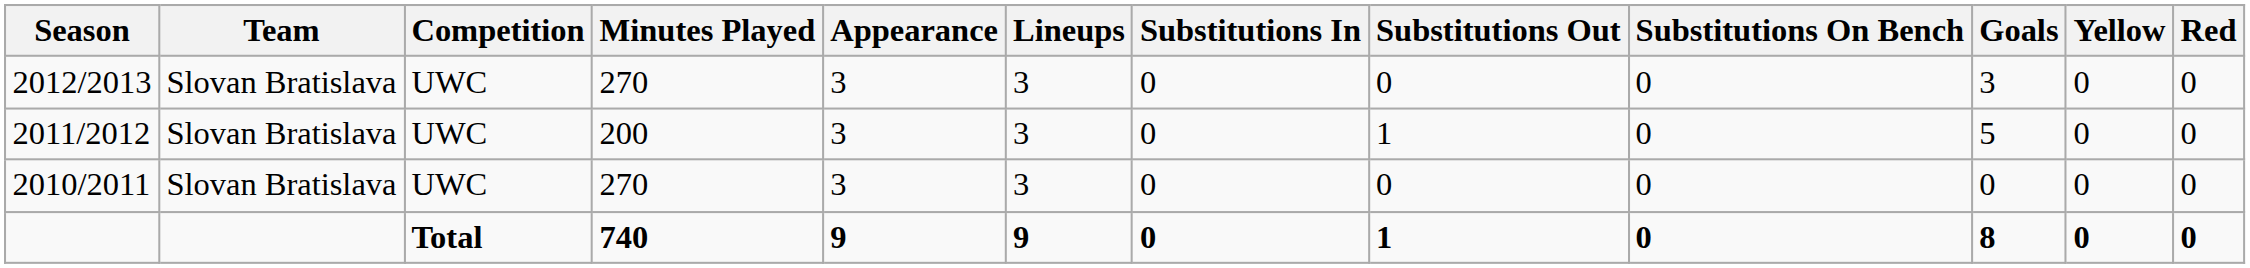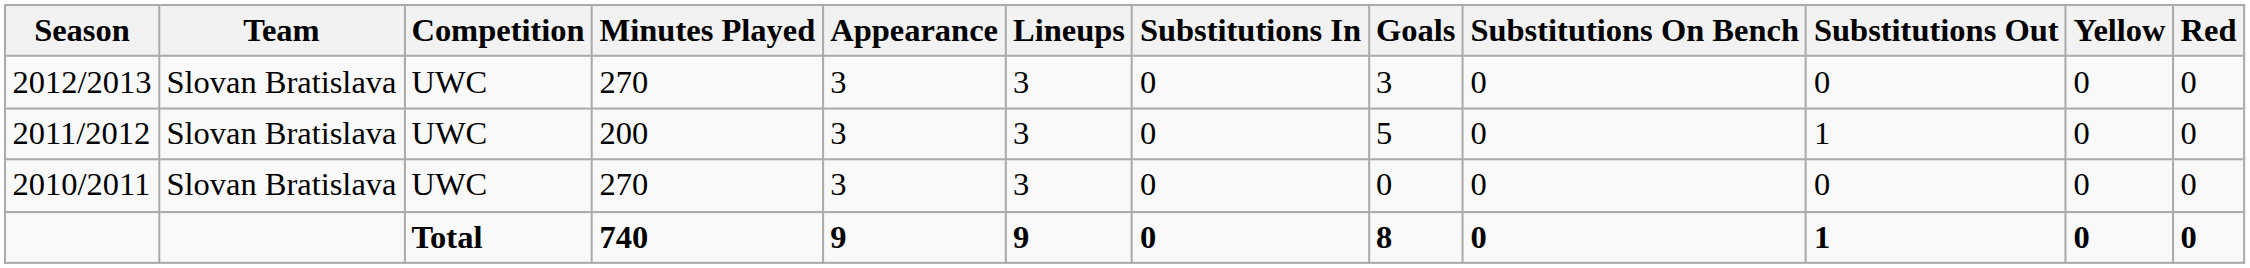columns swapped: (1498, 30) <-> (2019, 30)
